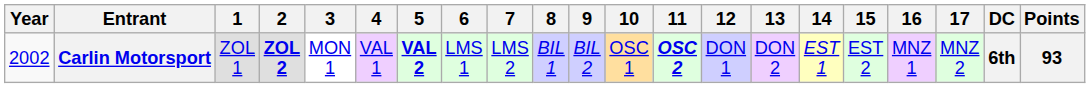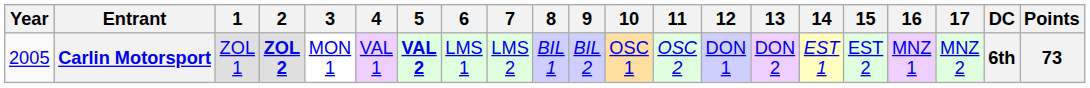(29, 57) 2002 -> (29, 57) 2005
(677, 57) bold -> (677, 57) normal
(1052, 57) 93 -> (1052, 57) 73
